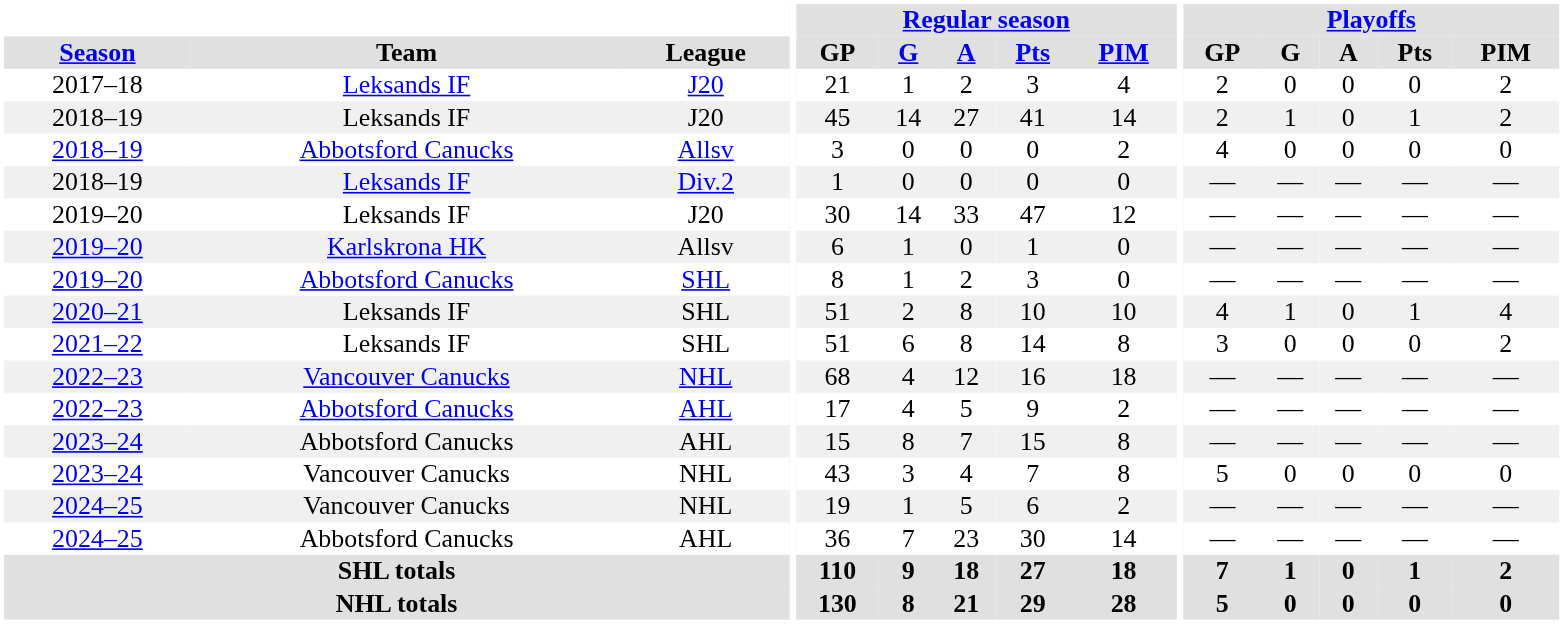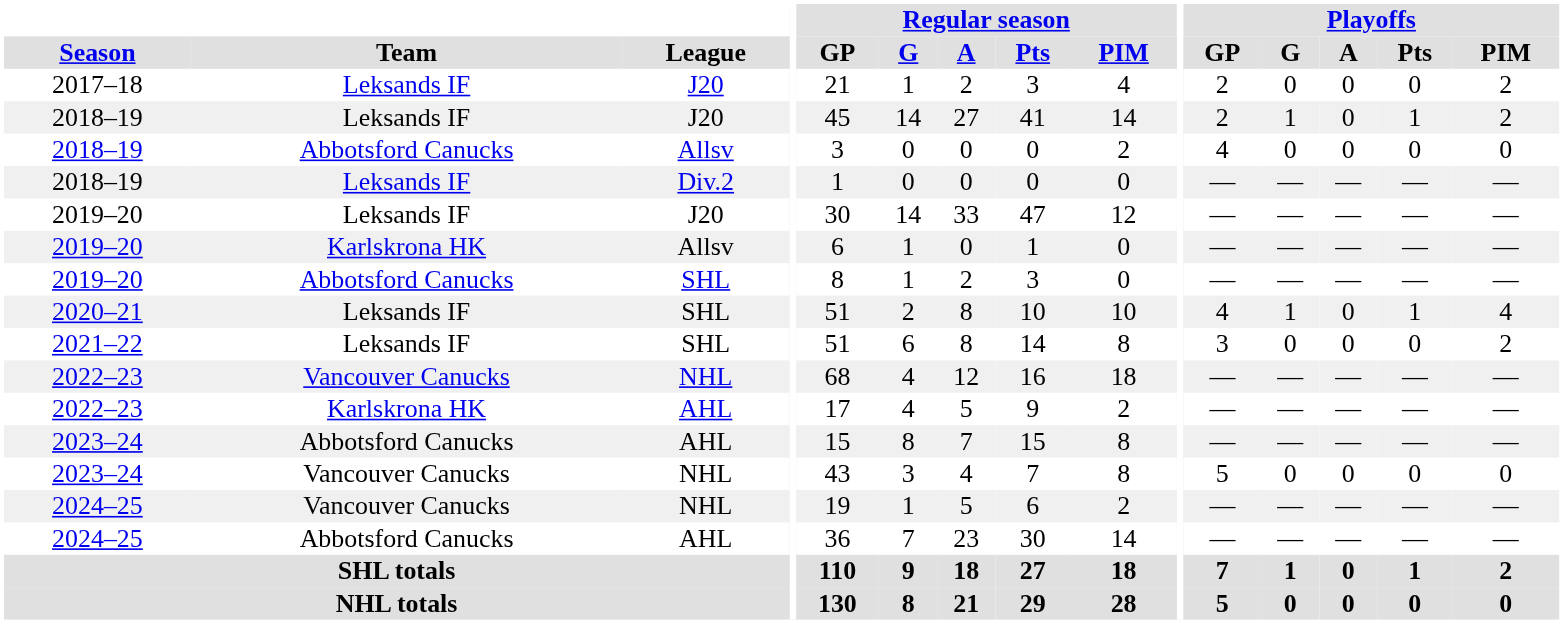(407, 408) Abbotsford Canucks -> (407, 408) Karlskrona HK
